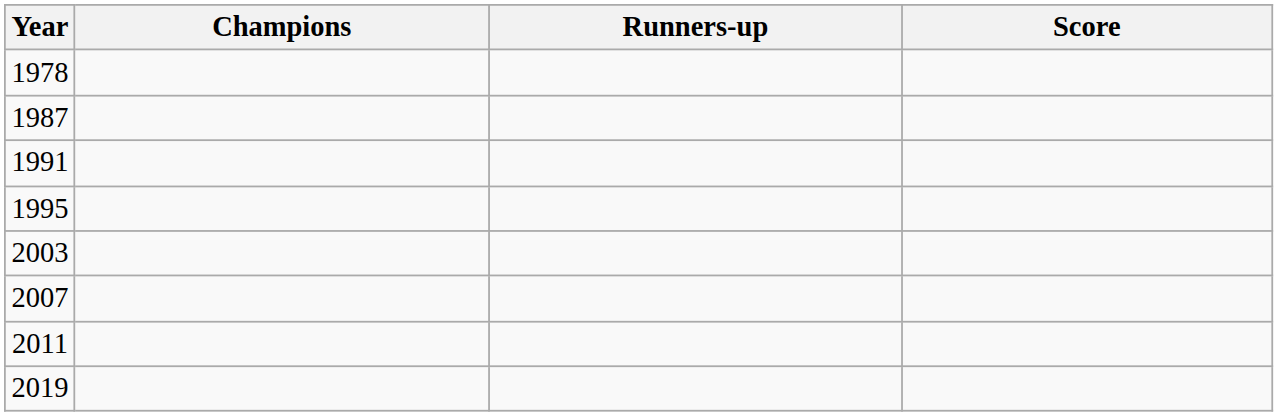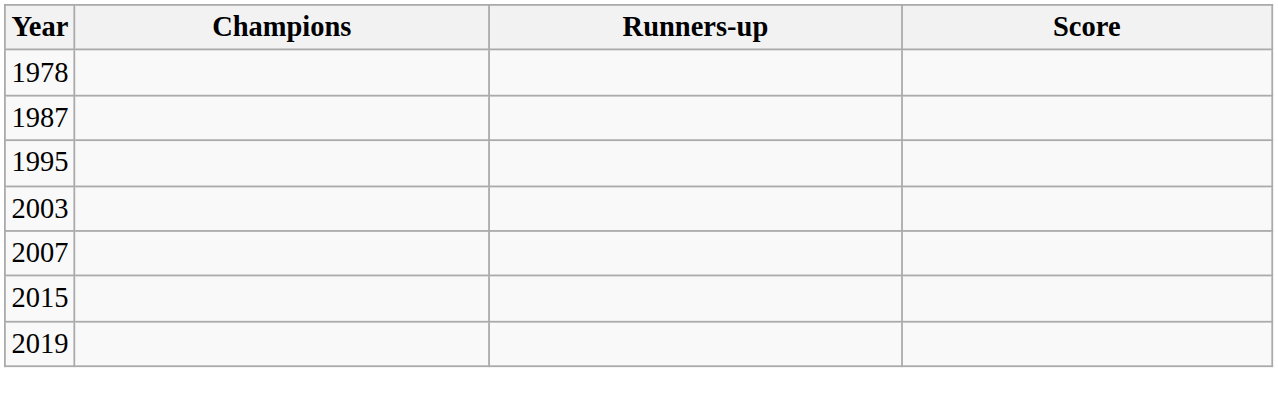- row: (40, 162)
- row: (40, 343)
+ row: (40, 298)
